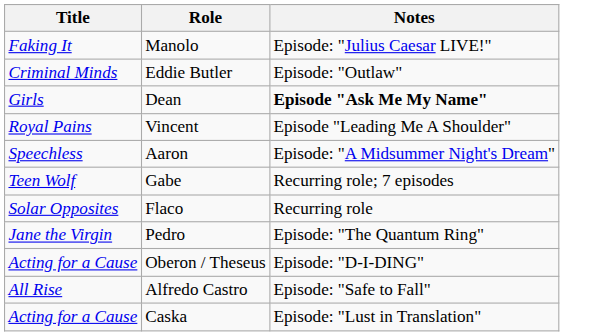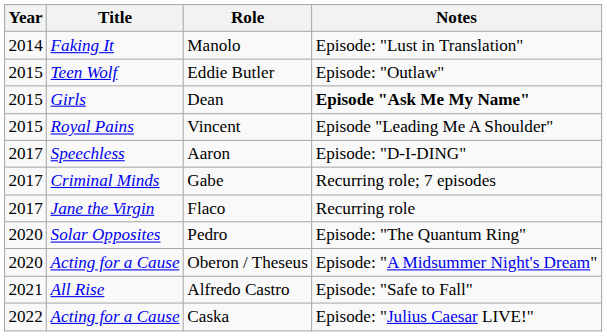+ column: (26, 18)
(383, 45) Episode: "Julius Caesar LIVE!" -> (419, 45) Episode: "Lust in Translation"
(63, 72) Criminal Minds -> (84, 72) Teen Wolf
(414, 153) Episode: "A Midsummer Night's Dream" -> (391, 153) Episode: "D-I-DING"
(42, 180) Teen Wolf -> (105, 180) Criminal Minds
(63, 208) Solar Opposites -> (102, 208) Jane the Virgin
(60, 235) Jane the Virgin -> (106, 235) Solar Opposites
(349, 262) Episode: "D-I-DING" -> (456, 262) Episode: "A Midsummer Night's Dream"
(377, 316) Episode: "Lust in Translation" -> (425, 316) Episode: "Julius Caesar LIVE!"
